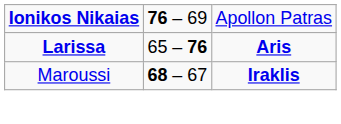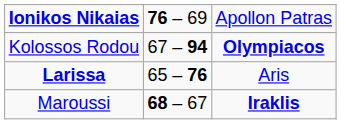+ row: (74, 47)
(274, 47) bold -> (274, 75) normal
